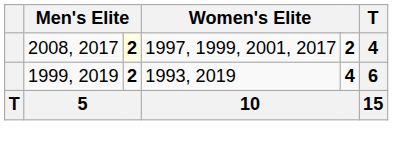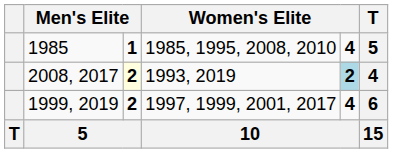+ row: (48, 47)
(241, 47) 1997, 1999, 2001, 2017 -> (191, 76) 1993, 2019
(350, 47) no background -> (350, 76) lightblue background
(191, 76) 1993, 2019 -> (241, 104) 1997, 1999, 2001, 2017
